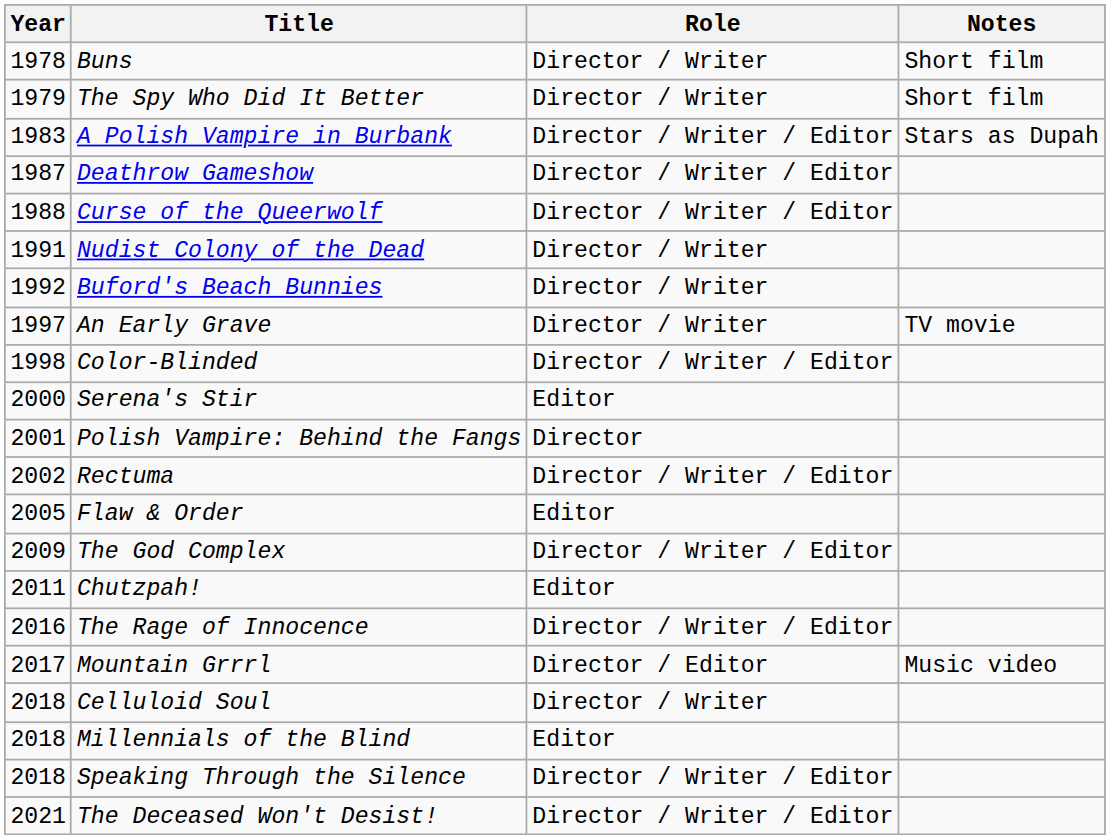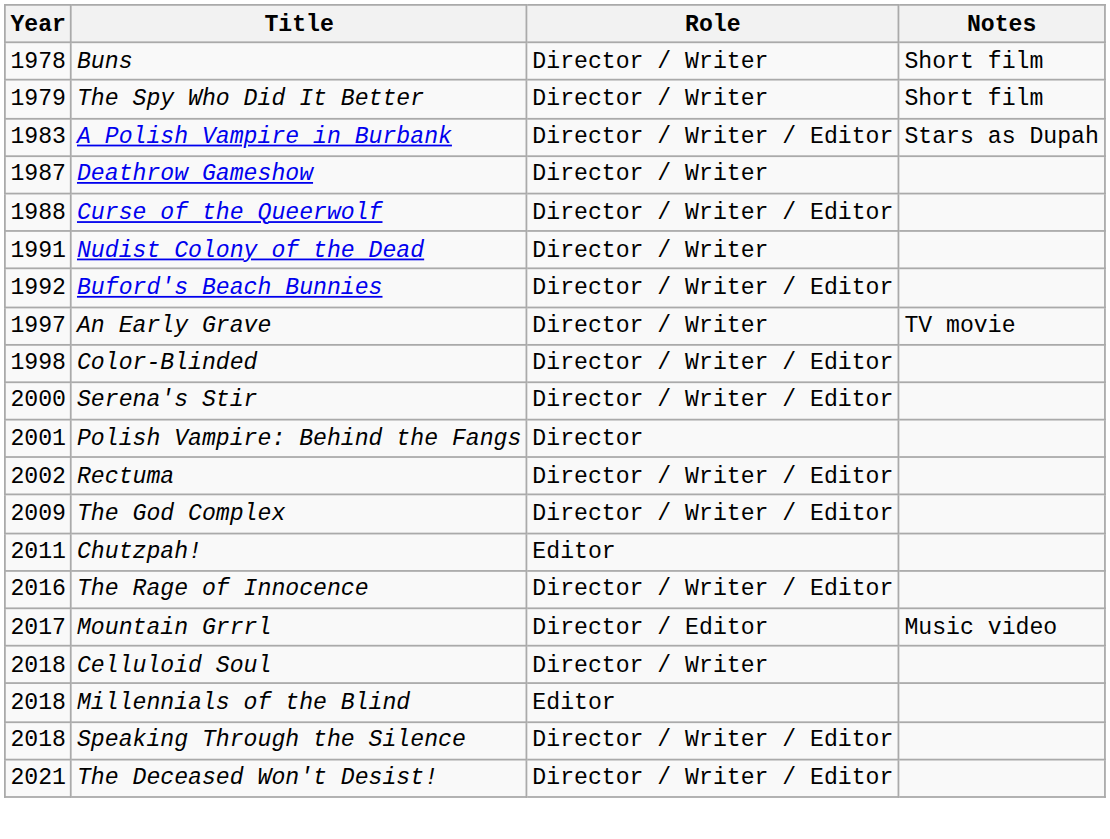(713, 175) Director / Writer / Editor -> (650, 175) Director / Writer
(650, 288) Director / Writer -> (713, 288) Director / Writer / Editor
(574, 401) Editor -> (713, 401) Director / Writer / Editor
- row: (160, 514)
